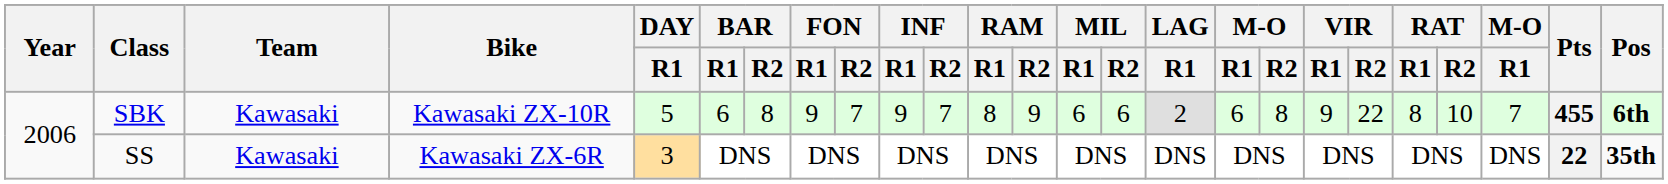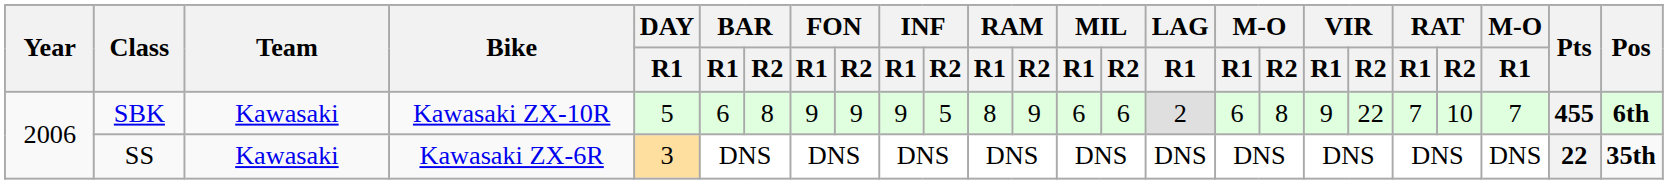(856, 112) 7 -> (856, 112) 9
(945, 112) 7 -> (945, 112) 5
(1415, 112) 8 -> (1415, 112) 7
